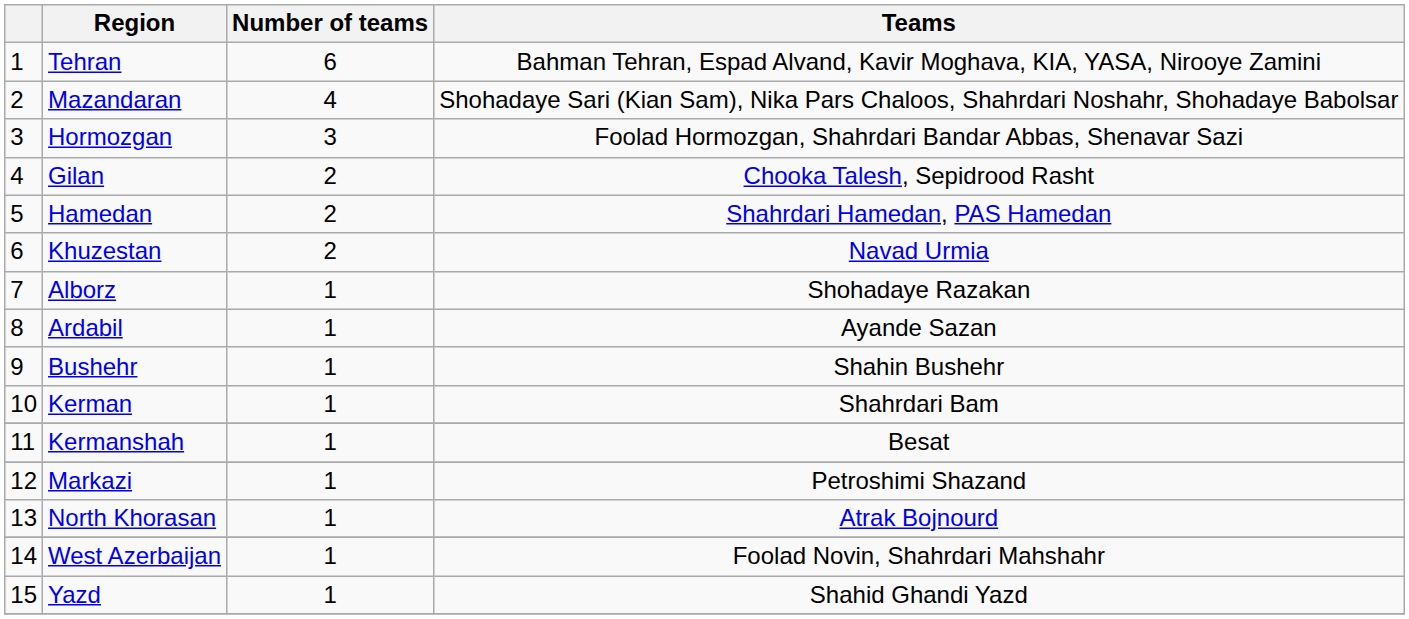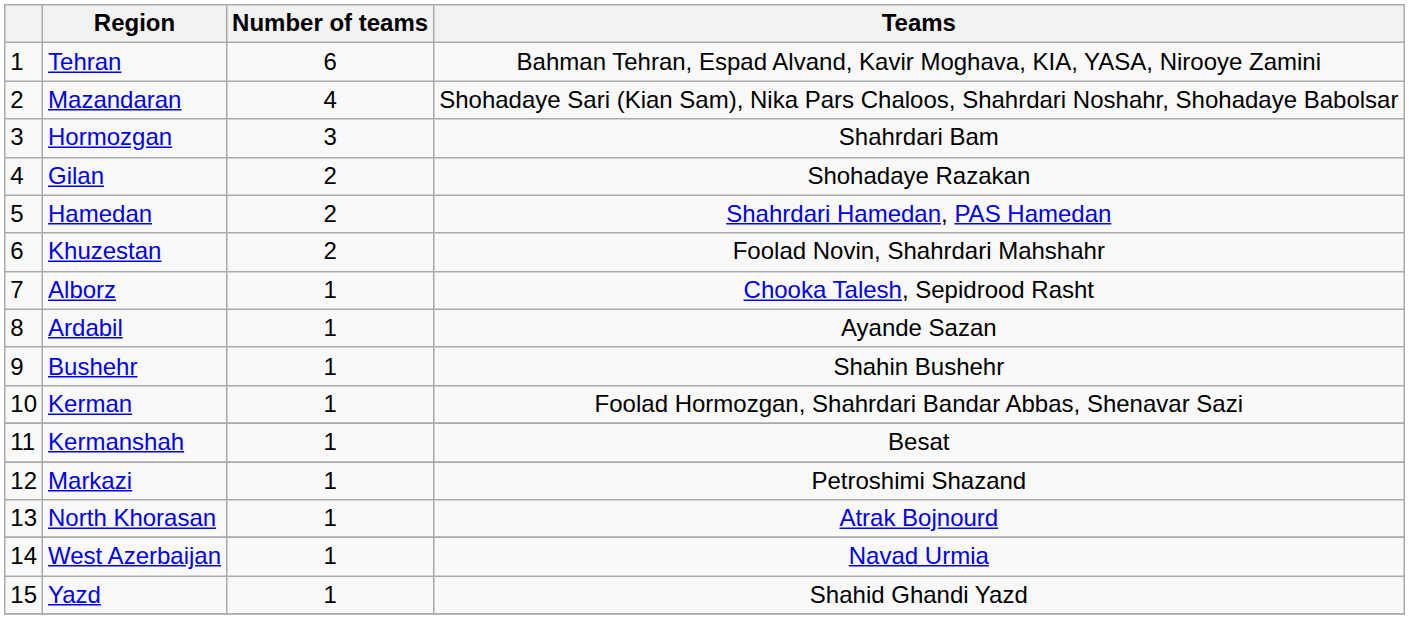(919, 137) Foolad Hormozgan, Shahrdari Bandar Abbas, Shenavar Sazi -> (919, 137) Shahrdari Bam
(919, 175) Chooka Talesh, Sepidrood Rasht -> (919, 175) Shohadaye Razakan
(919, 251) Navad Urmia -> (919, 251) Foolad Novin, Shahrdari Mahshahr
(919, 289) Shohadaye Razakan -> (919, 289) Chooka Talesh, Sepidrood Rasht
(919, 404) Shahrdari Bam -> (919, 404) Foolad Hormozgan, Shahrdari Bandar Abbas, Shenavar Sazi
(919, 556) Foolad Novin, Shahrdari Mahshahr -> (919, 556) Navad Urmia
